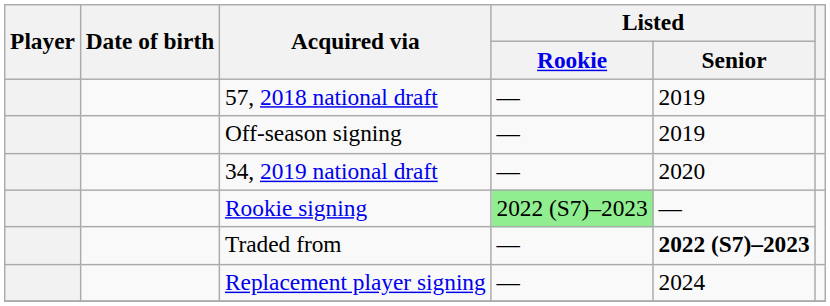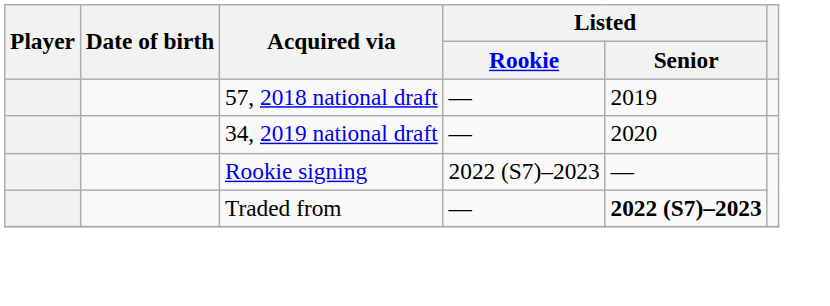- row: (313, 134)
(572, 208) lightgreen background -> (524, 171) no background
- row: (355, 282)
